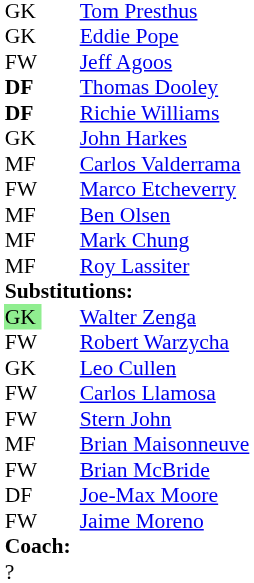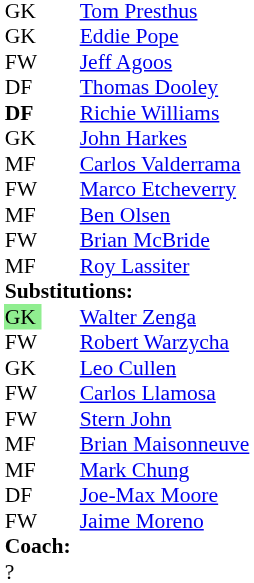(19, 86) bold -> (18, 86) normal
rows swapped: (145, 469) <-> (135, 240)
